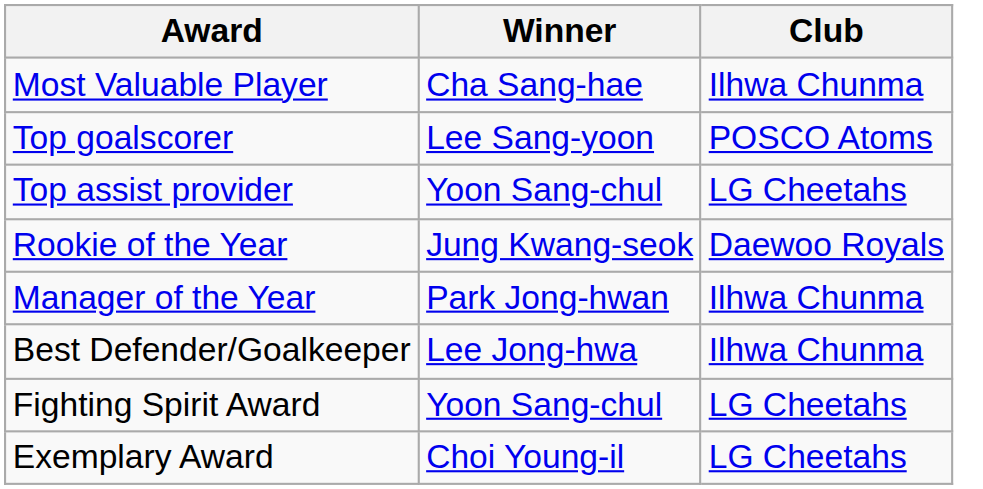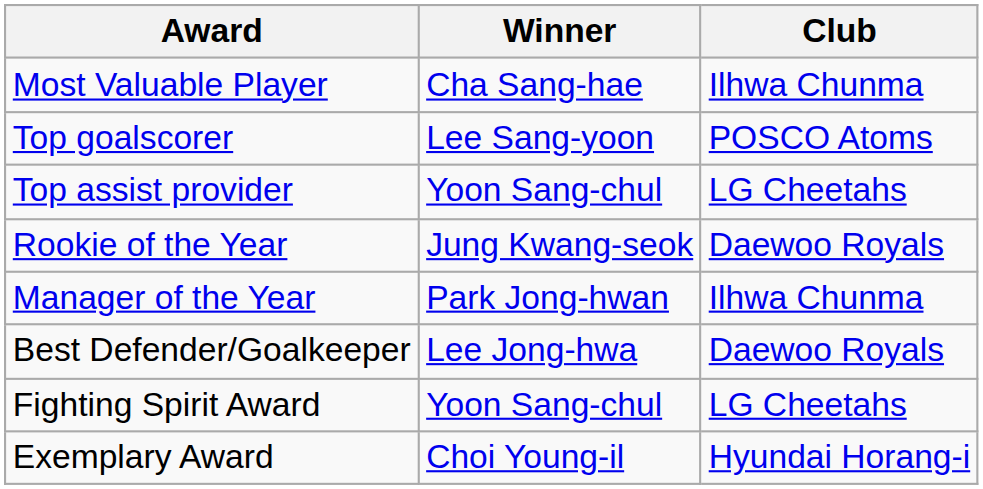(816, 350) Ilhwa Chunma -> (826, 350) Daewoo Royals
(808, 457) LG Cheetahs -> (839, 457) Hyundai Horang-i
